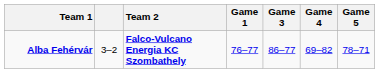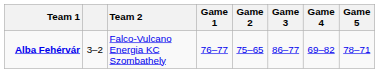+ column: (250, 17)
(159, 49) bold -> (141, 49) normal
